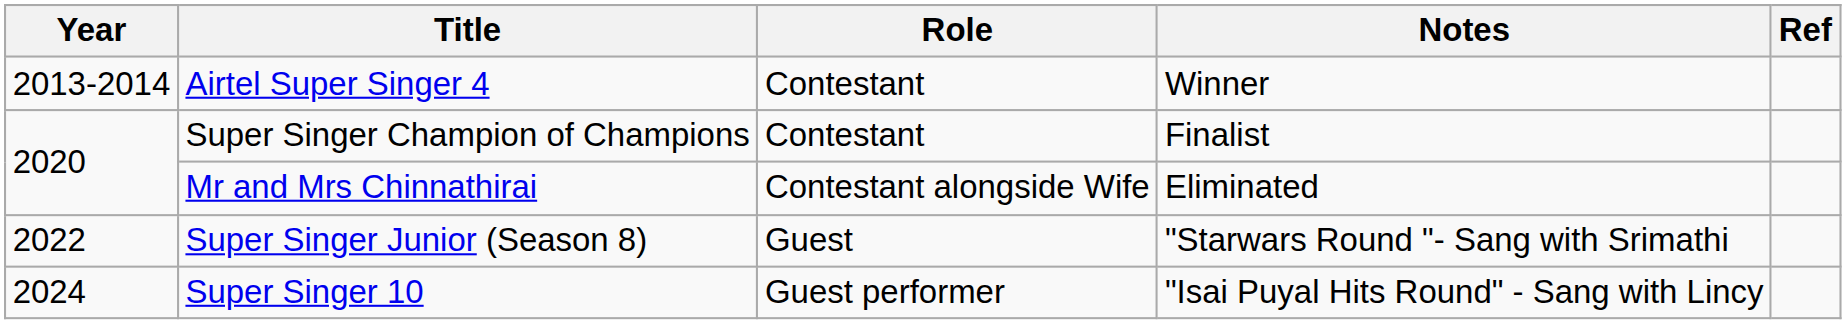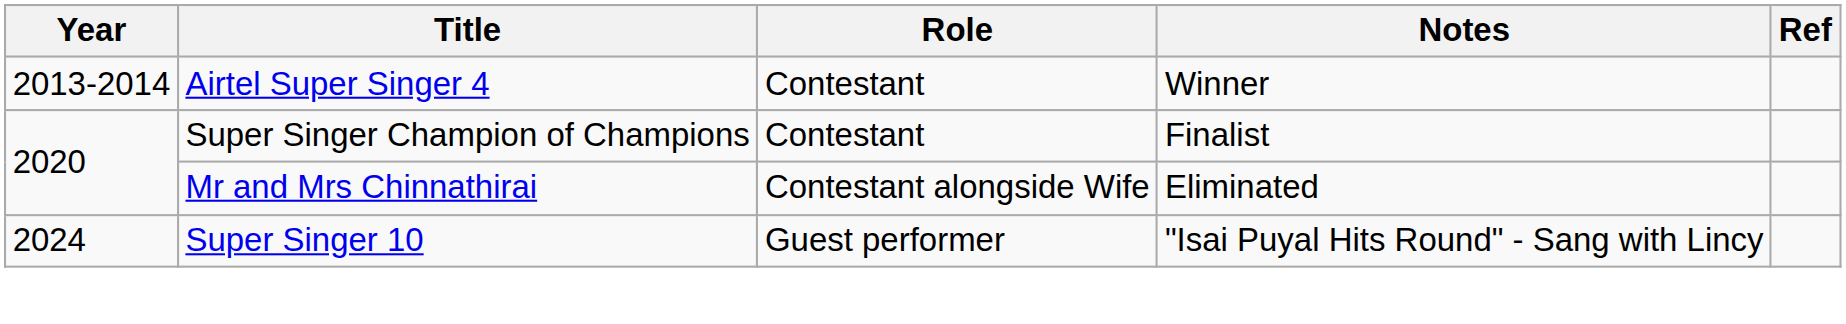- row: (416, 239)
